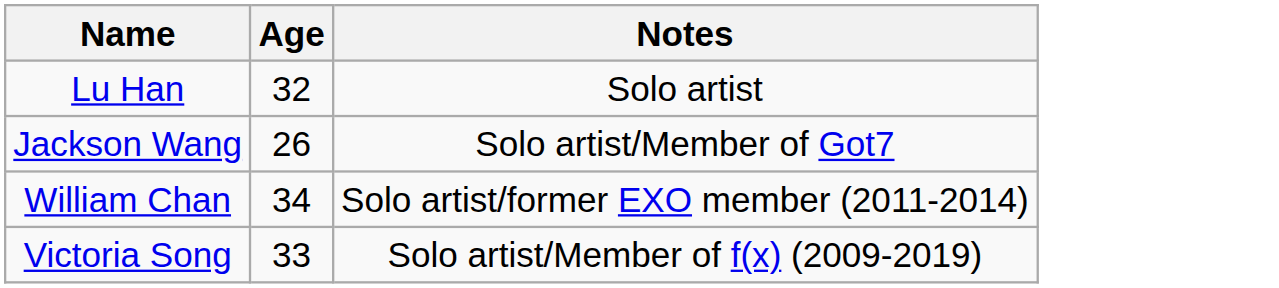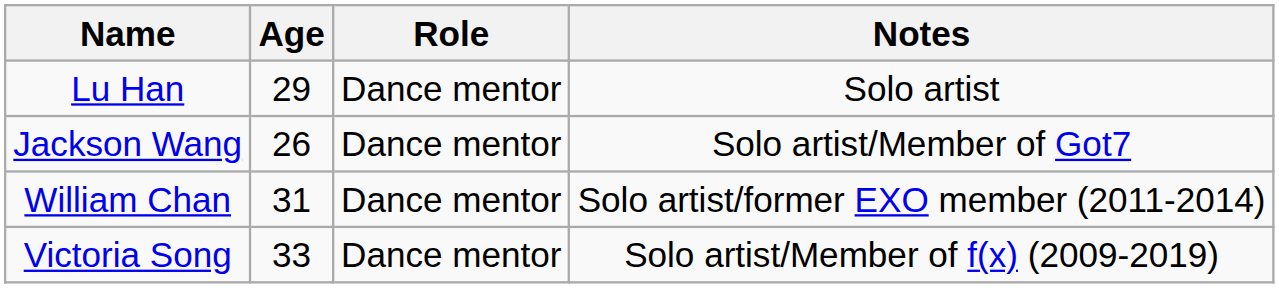+ column: (451, 33)
(292, 89) 32 -> (292, 89) 29
(292, 200) 34 -> (292, 200) 31
